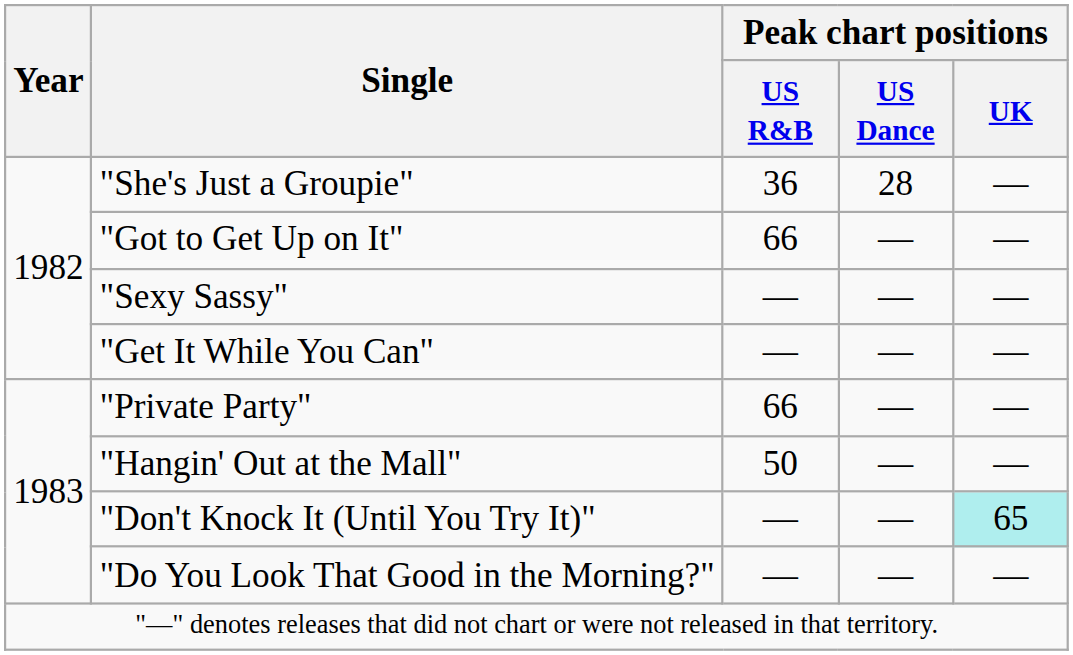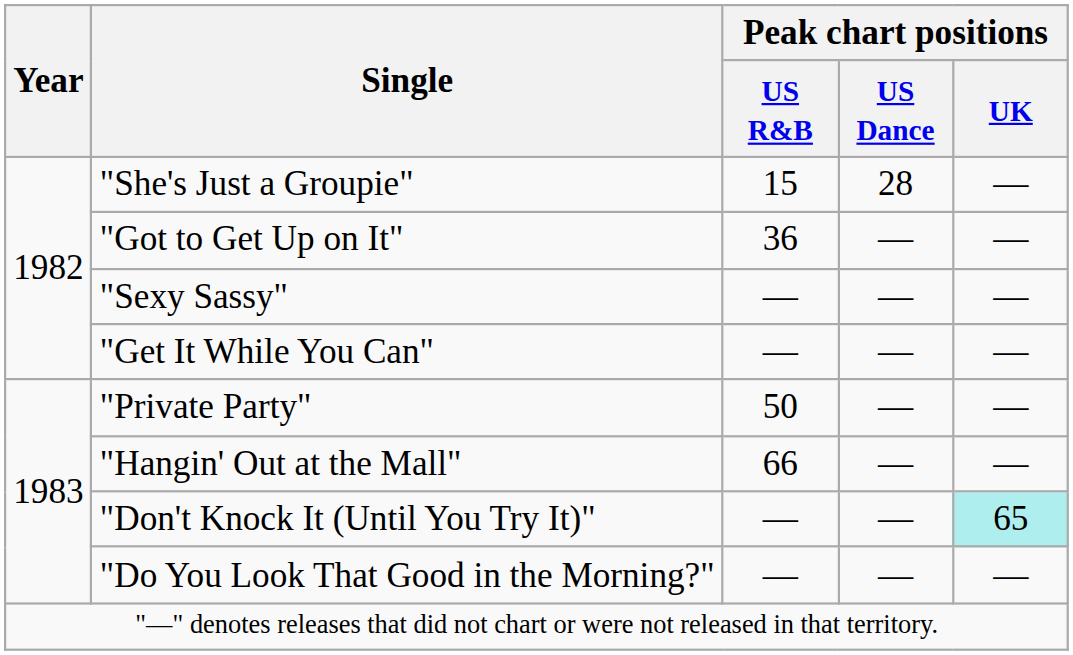(780, 183) 36 -> (780, 183) 15
(780, 239) 66 -> (780, 239) 36
(780, 406) 66 -> (780, 406) 50
(780, 462) 50 -> (780, 462) 66
